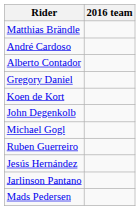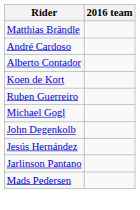- row: (40, 79)
rows swapped: (41, 113) <-> (42, 146)
